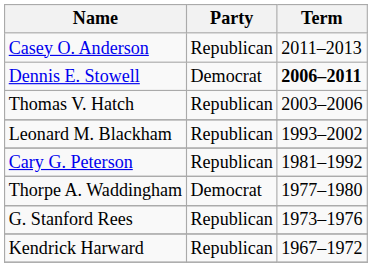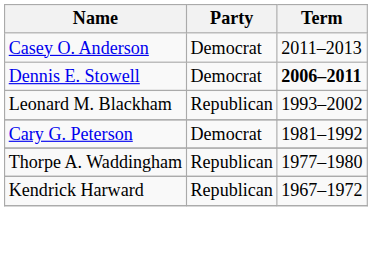(232, 47) Republican -> (226, 47) Democrat
- row: (71, 104)
(232, 162) Republican -> (226, 133) Democrat
(226, 190) Democrat -> (232, 162) Republican
- row: (71, 219)
